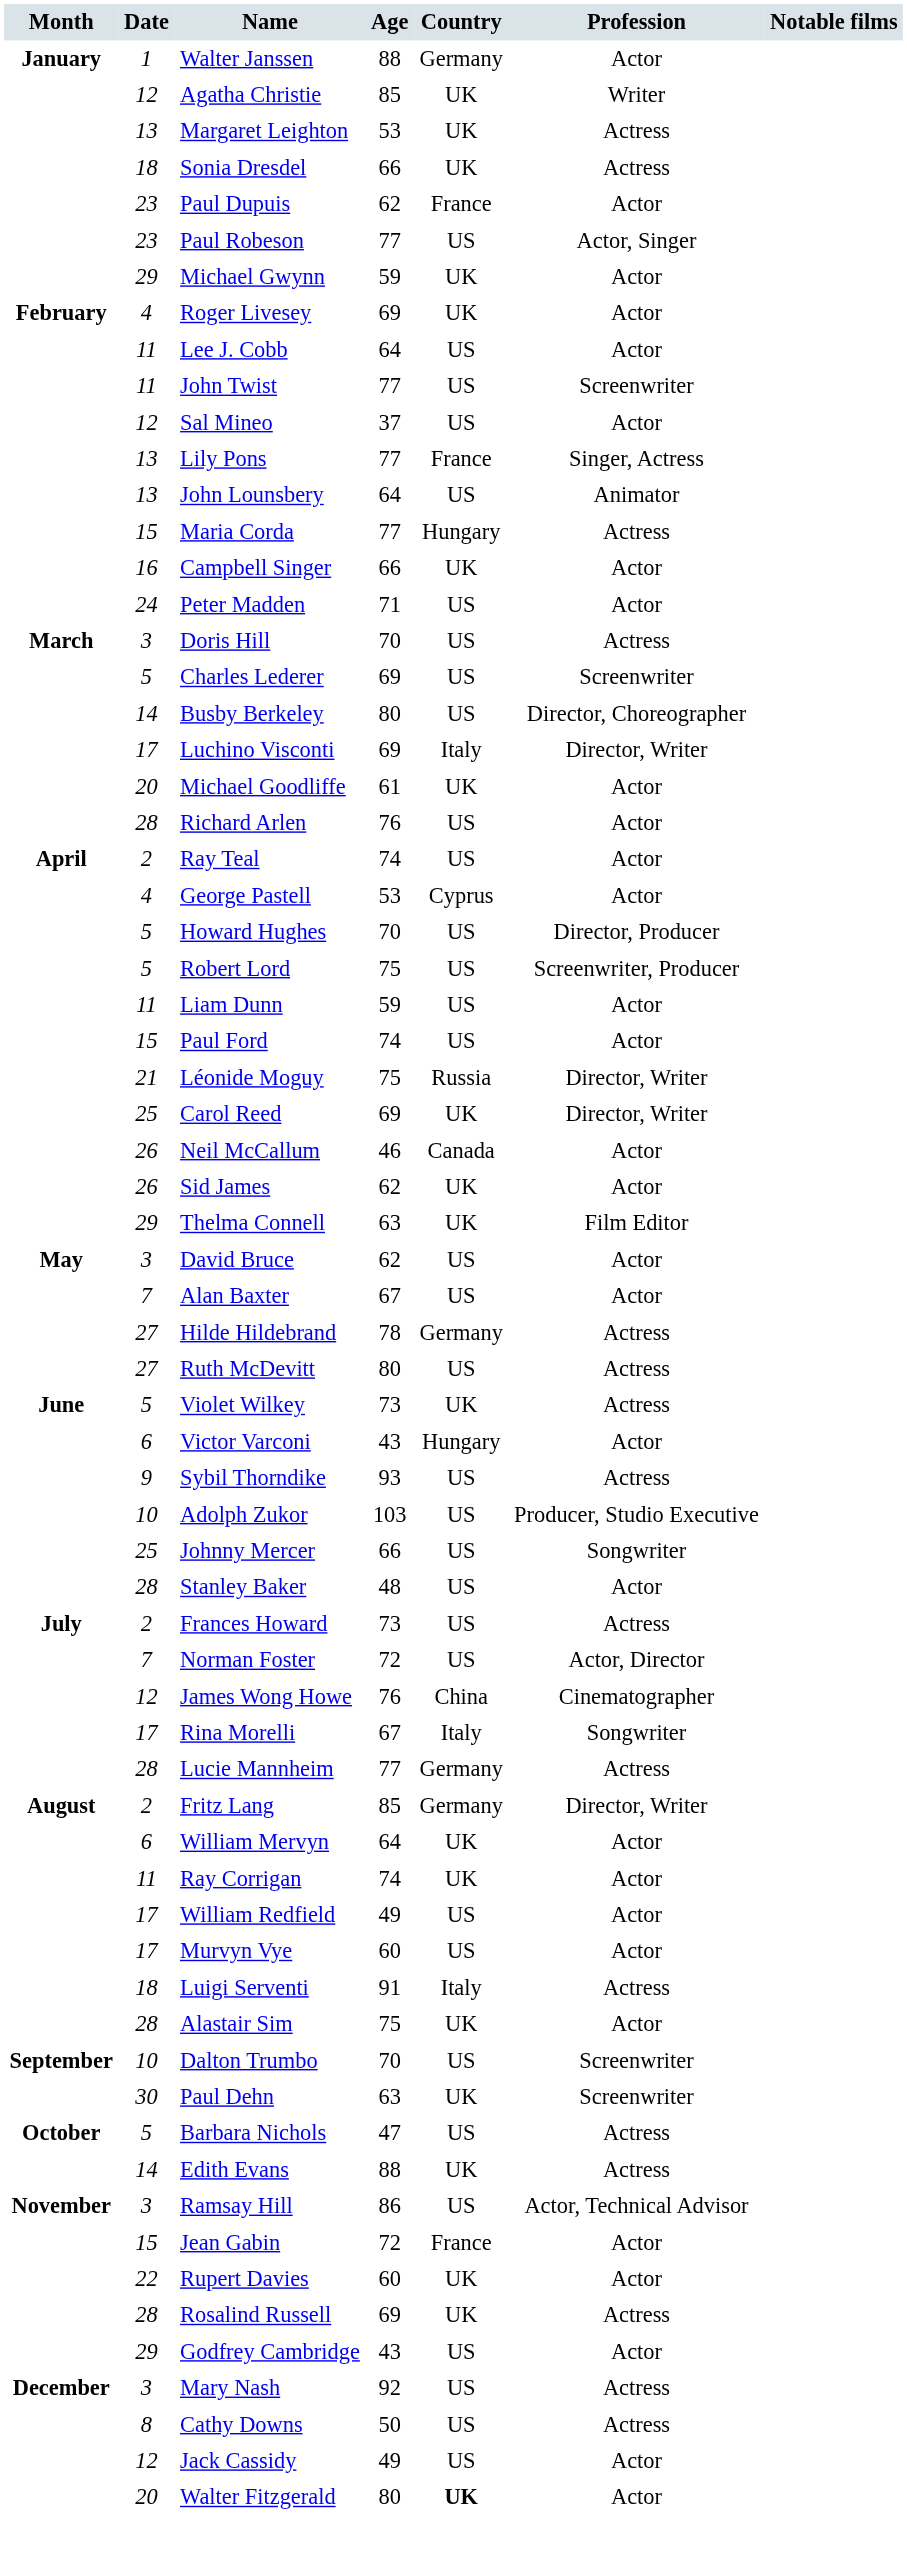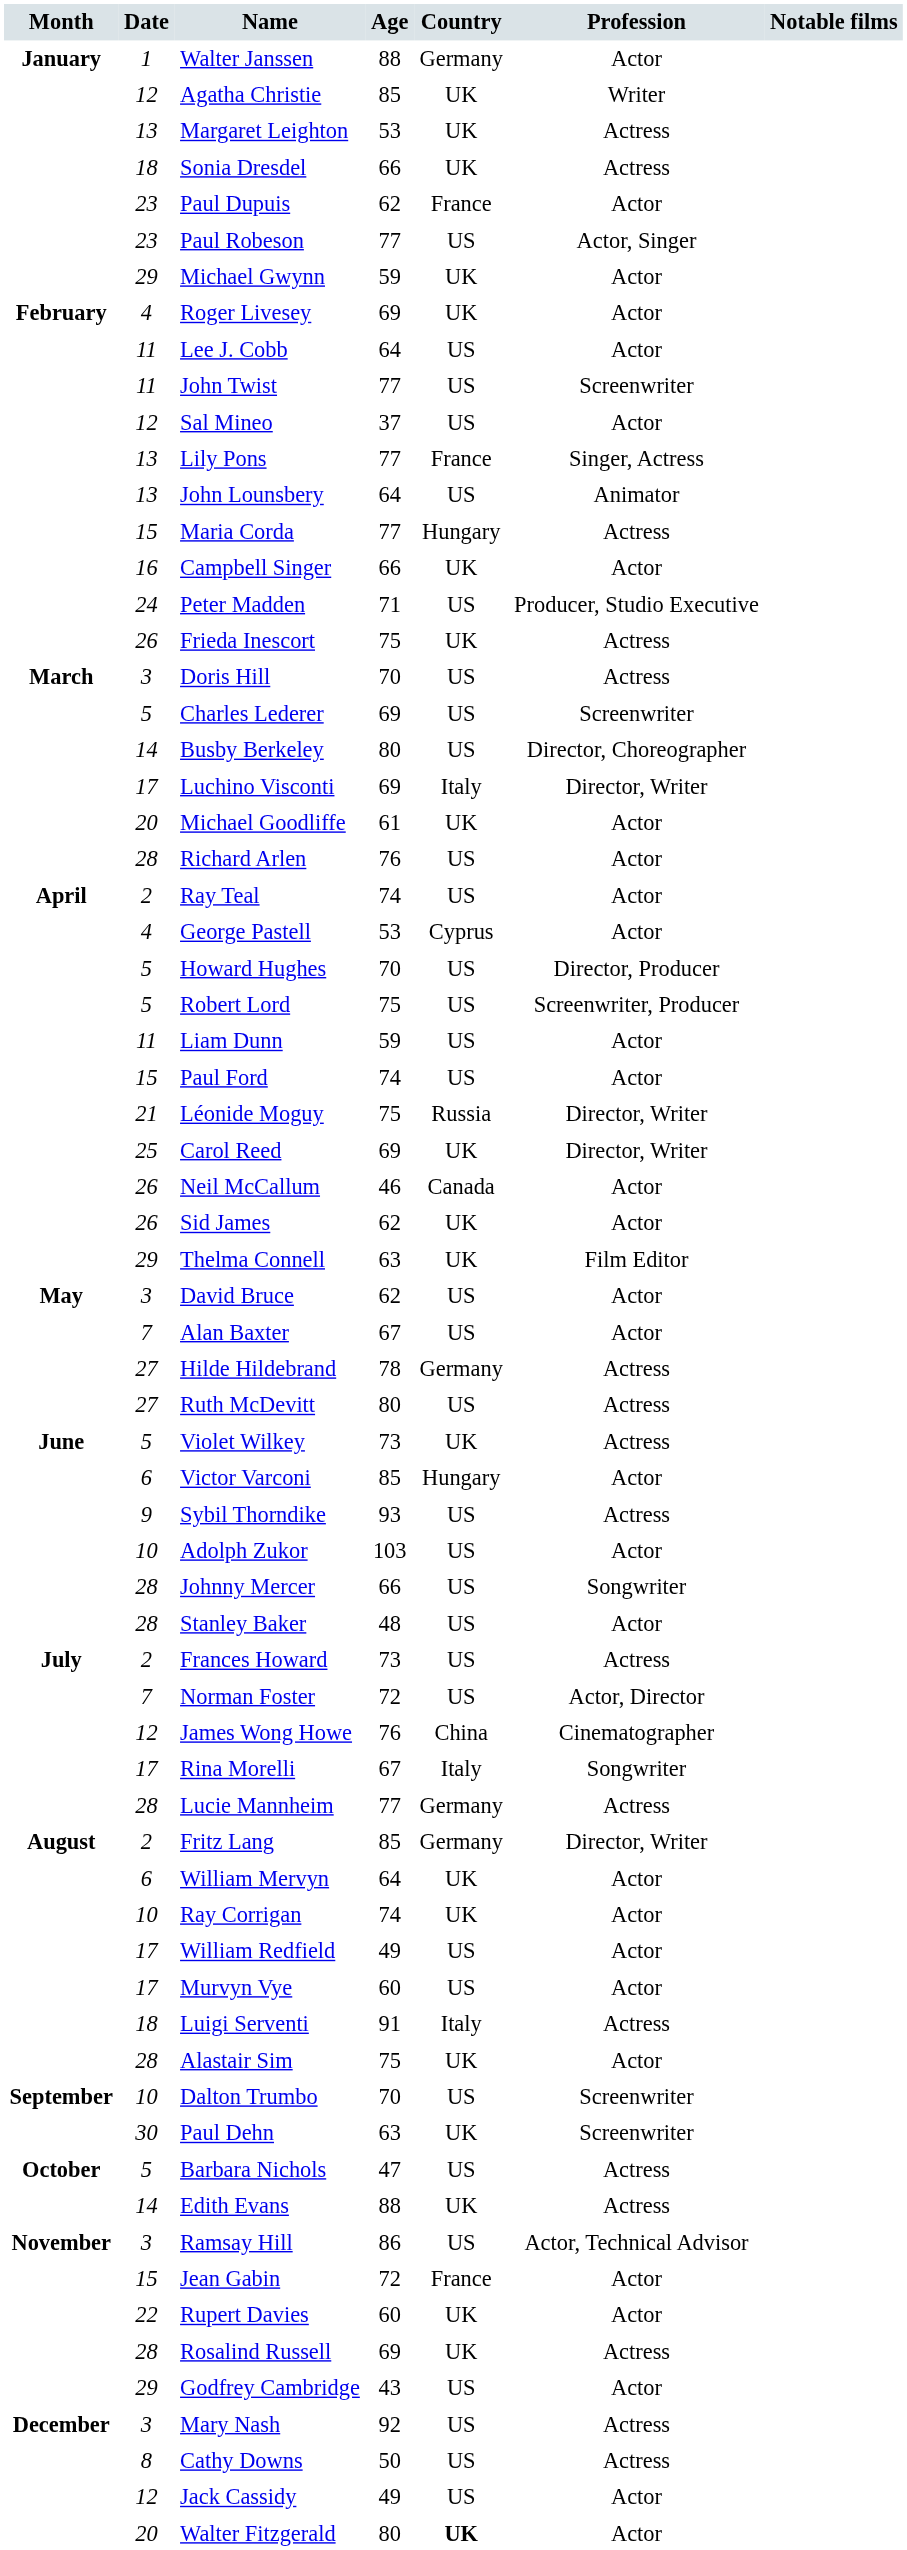(636, 604) Actor -> (636, 604) Producer, Studio Executive
+ row: (248, 640)
(390, 1441) 43 -> (390, 1478) 85
(636, 1514) Producer, Studio Executive -> (636, 1550) Actor
(146, 1550) 25 -> (146, 1587) 28
(146, 1878) 11 -> (146, 1914) 10
